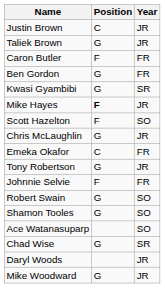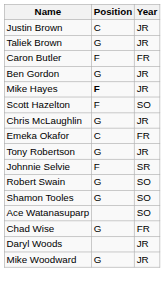(143, 74) FR -> (143, 74) JR
- row: (42, 89)
(143, 182) FR -> (143, 167) SR
(143, 244) SR -> (143, 228) FR
